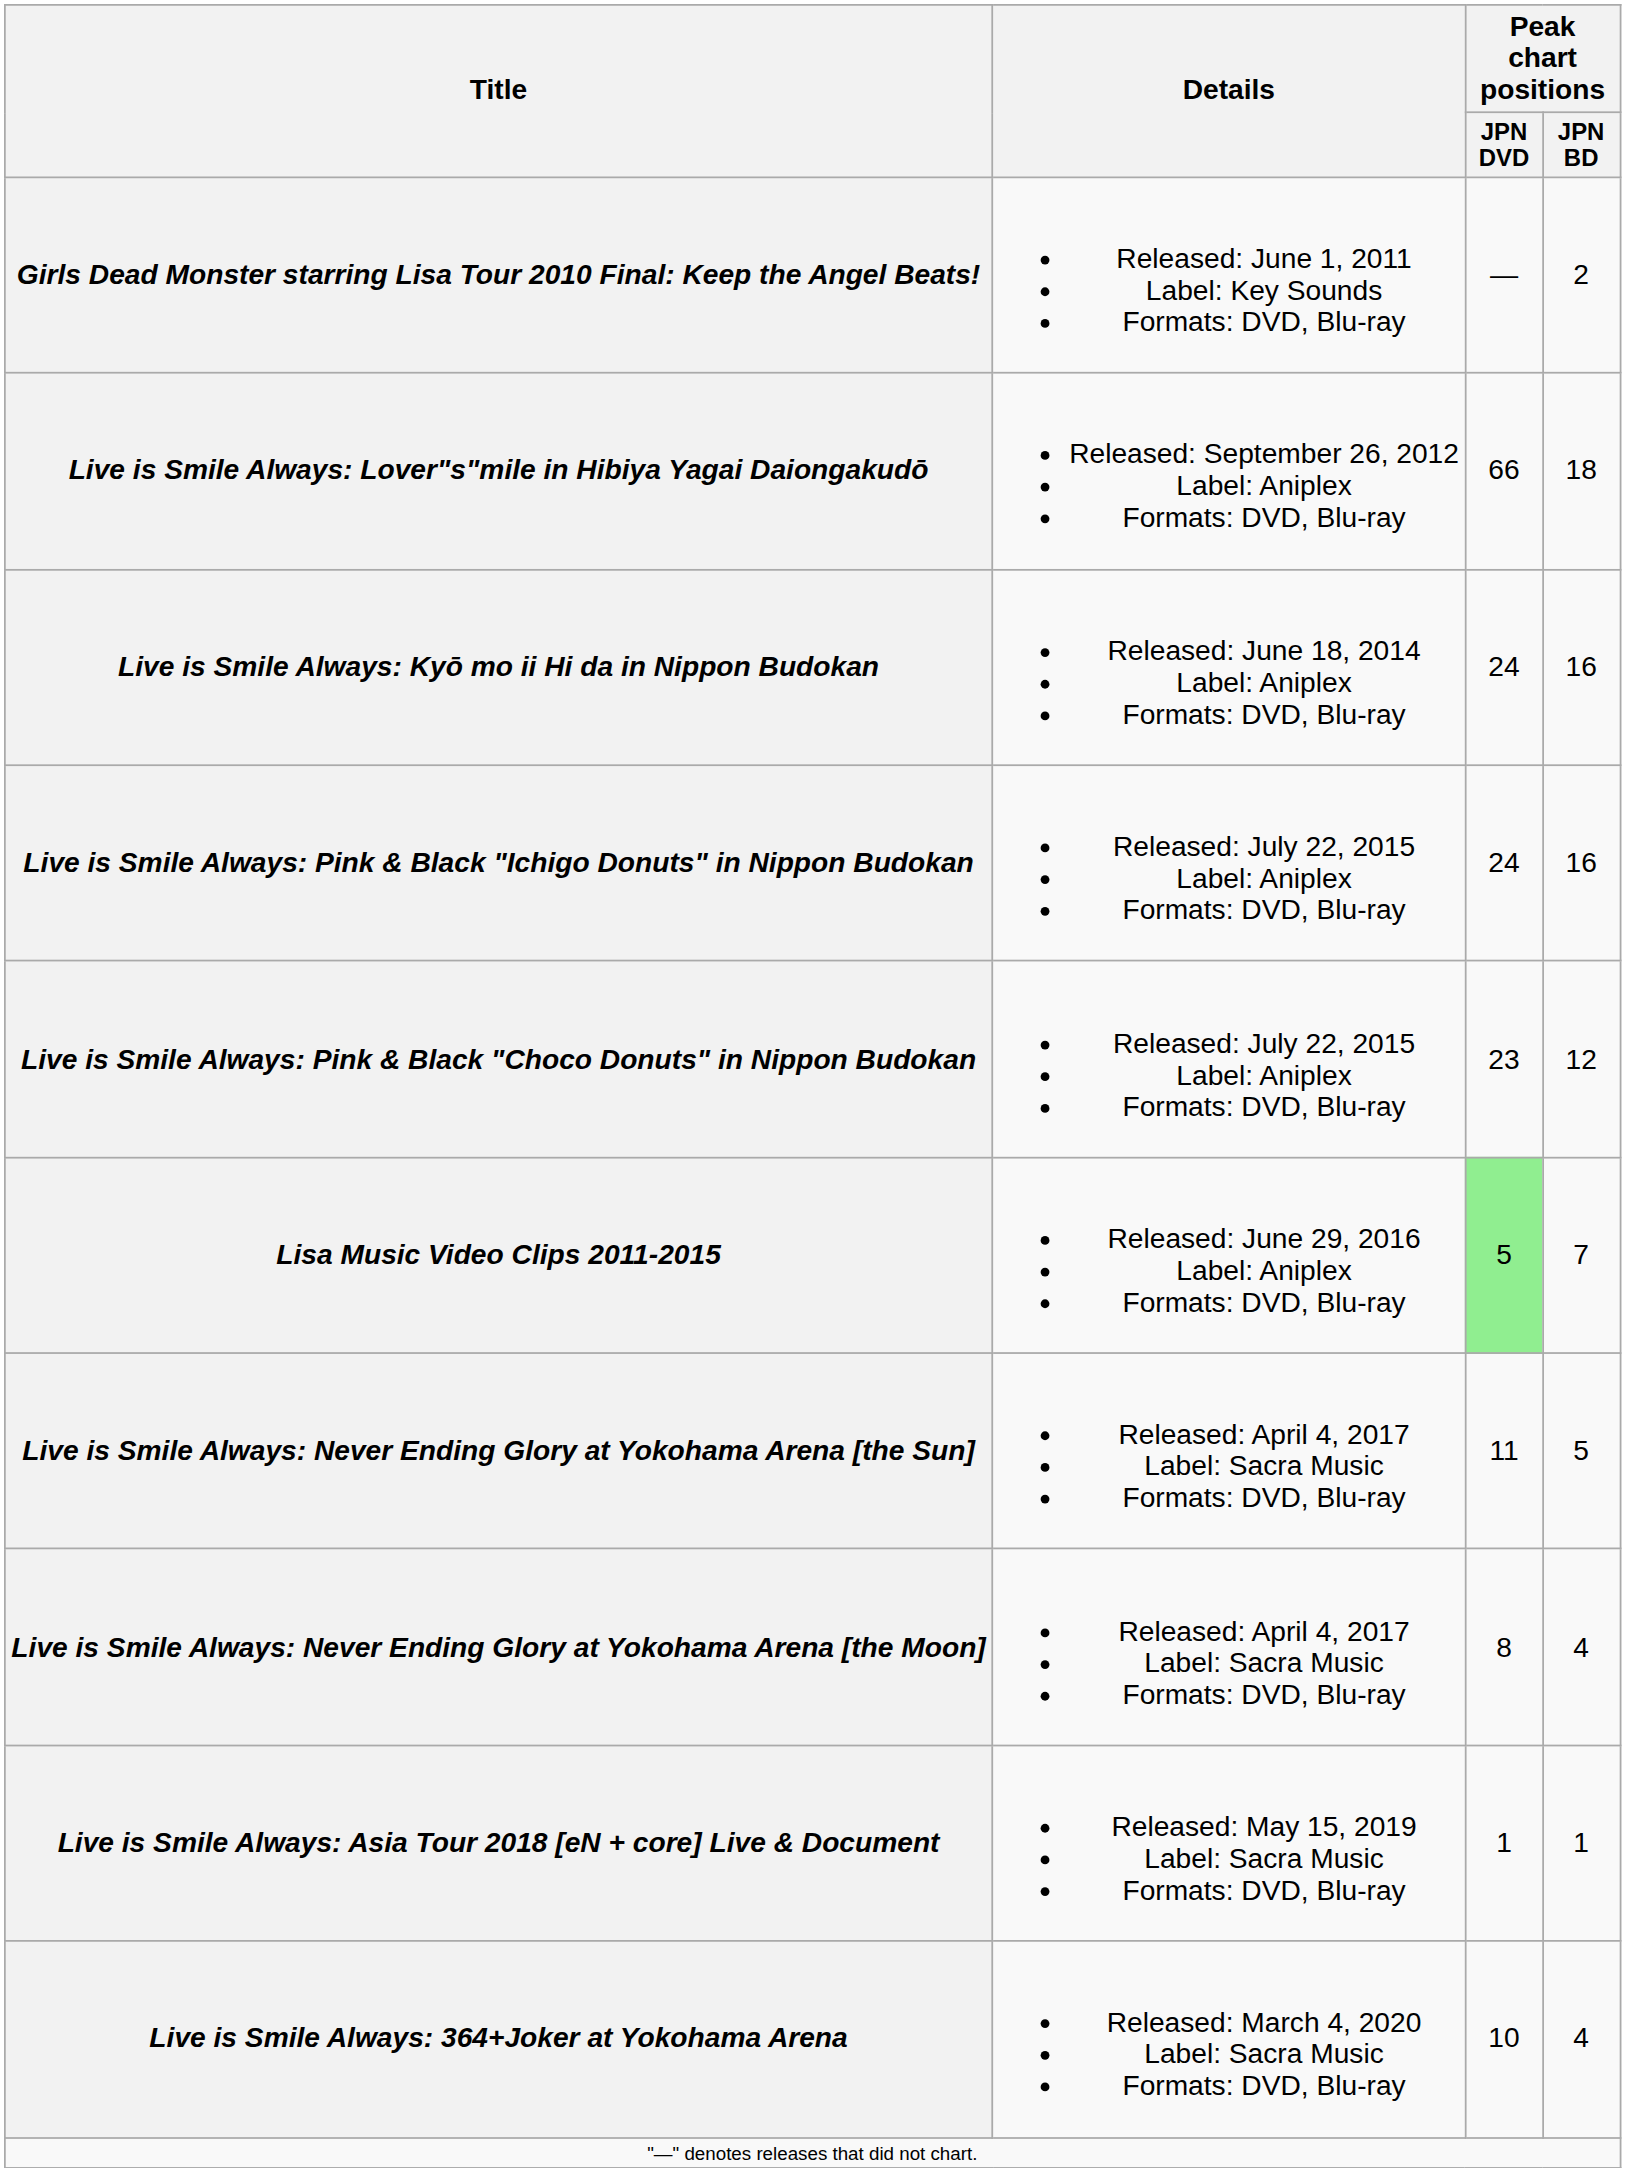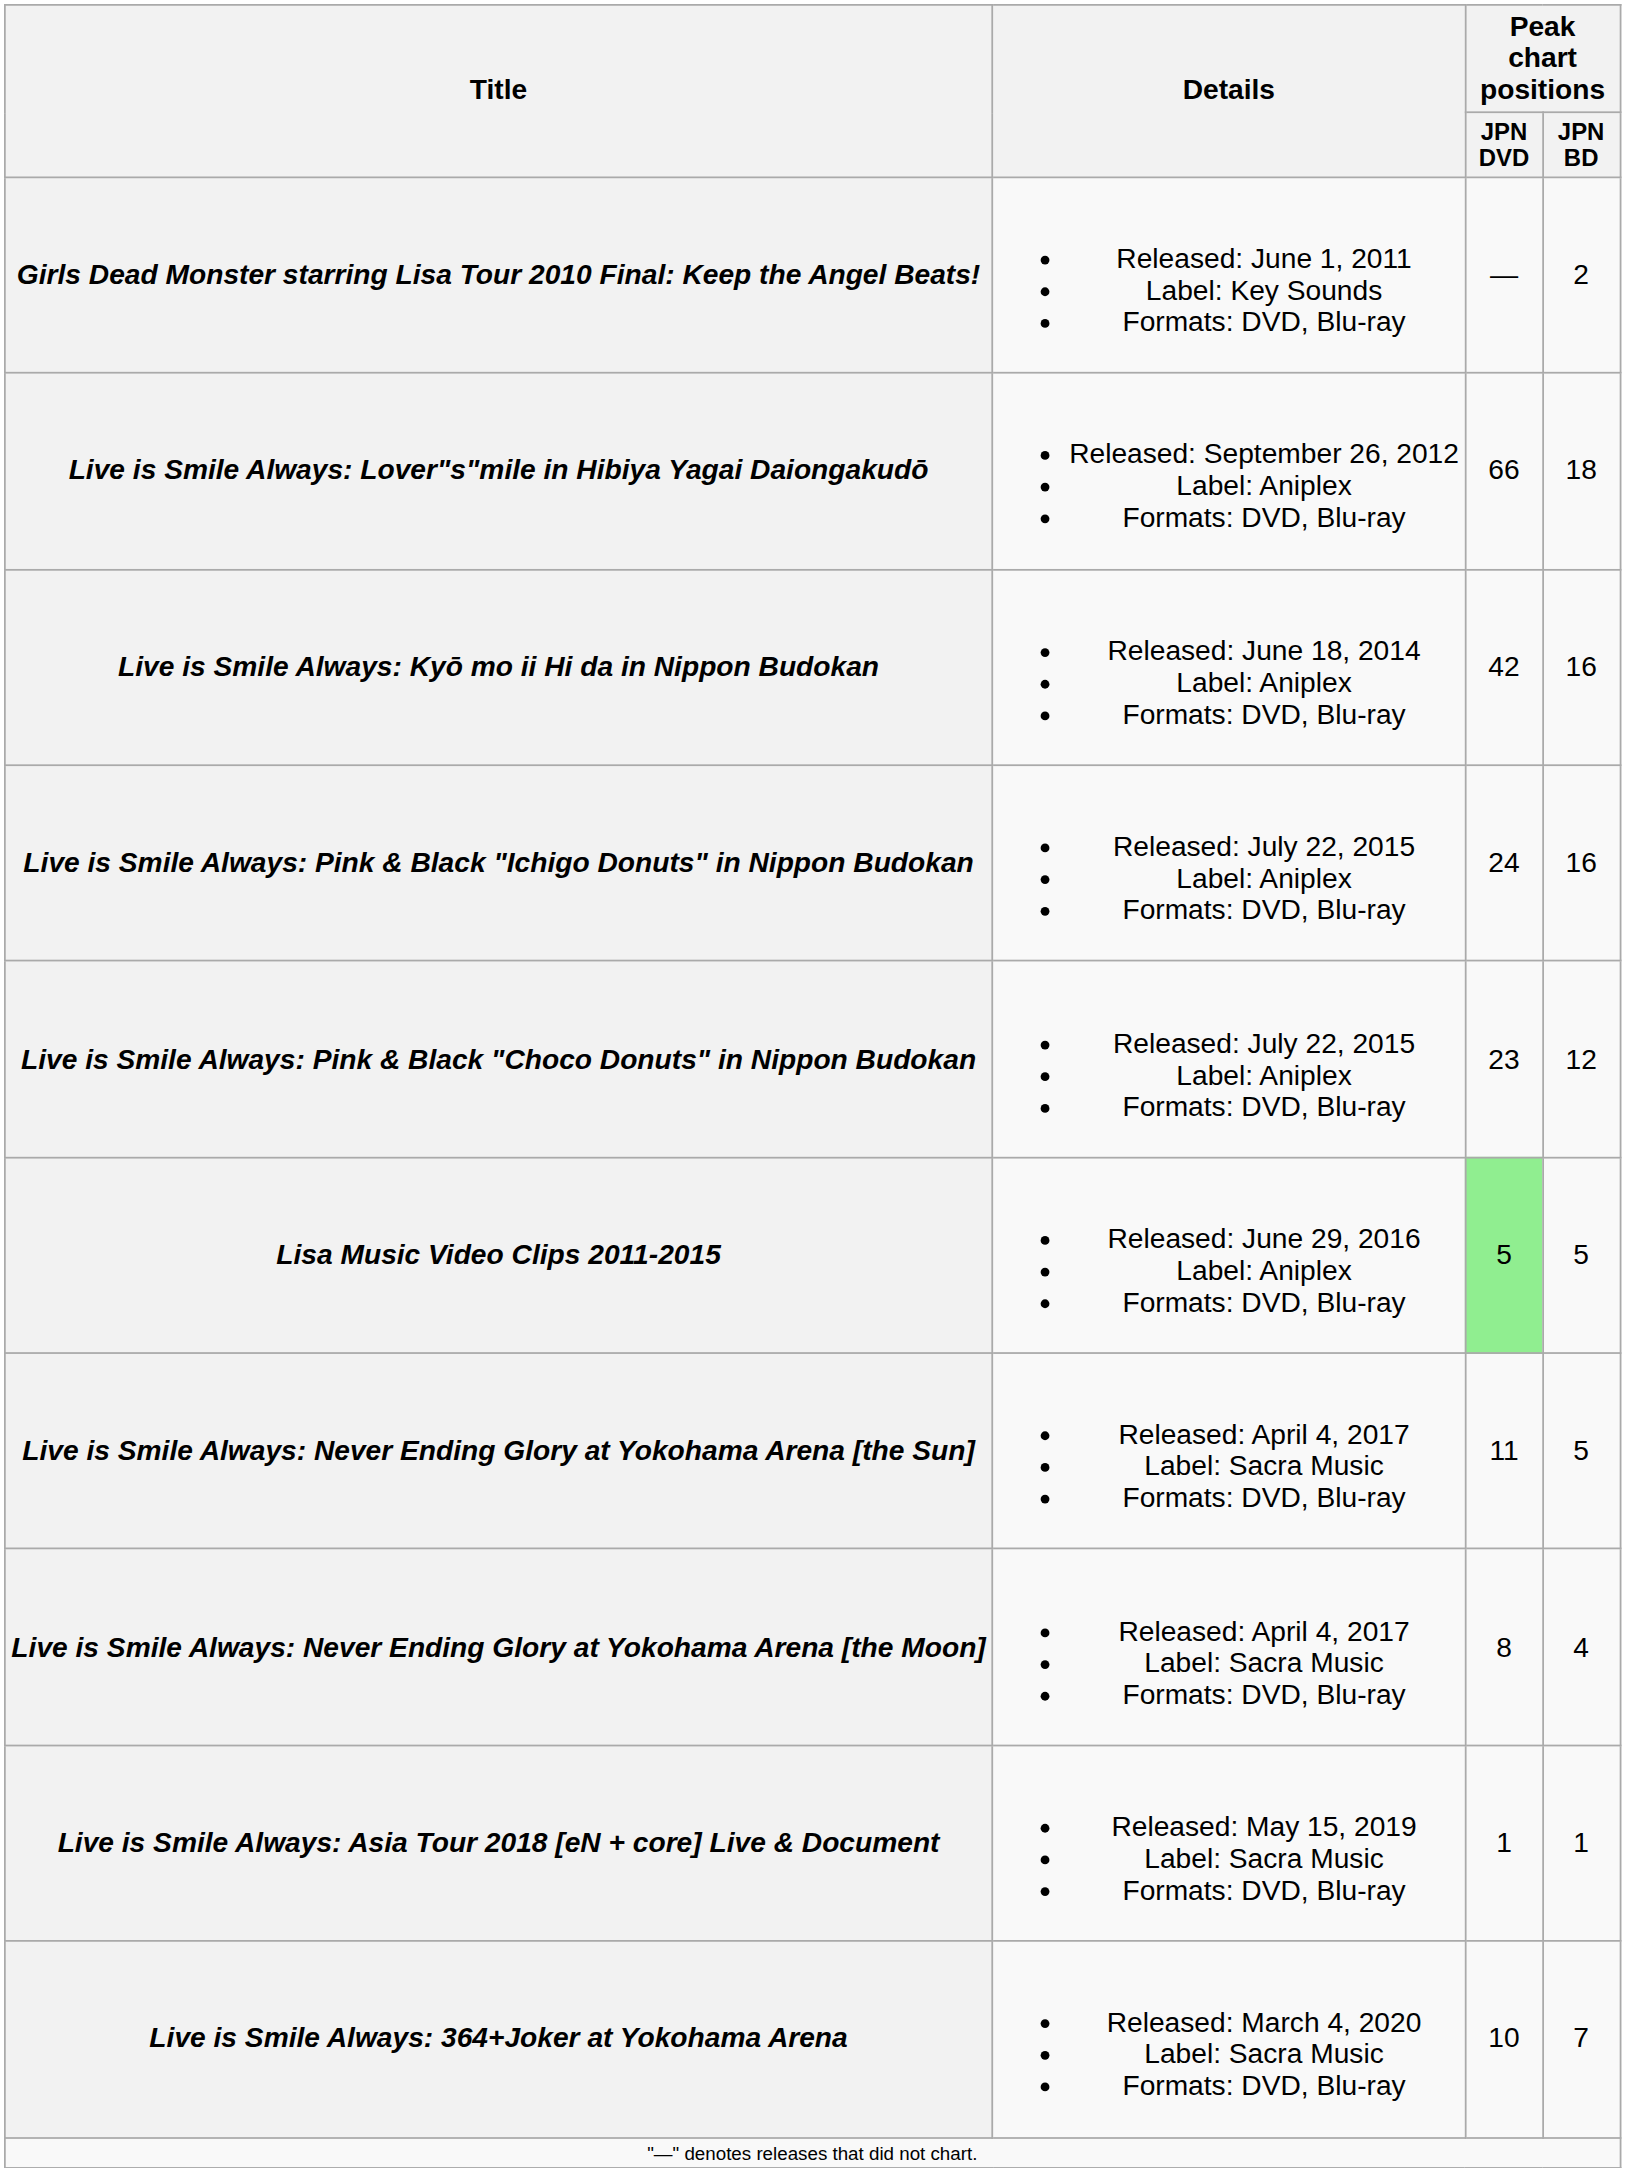(1504, 666) 24 -> (1504, 666) 42
(1581, 1254) 7 -> (1581, 1254) 5
(1581, 2038) 4 -> (1581, 2038) 7
